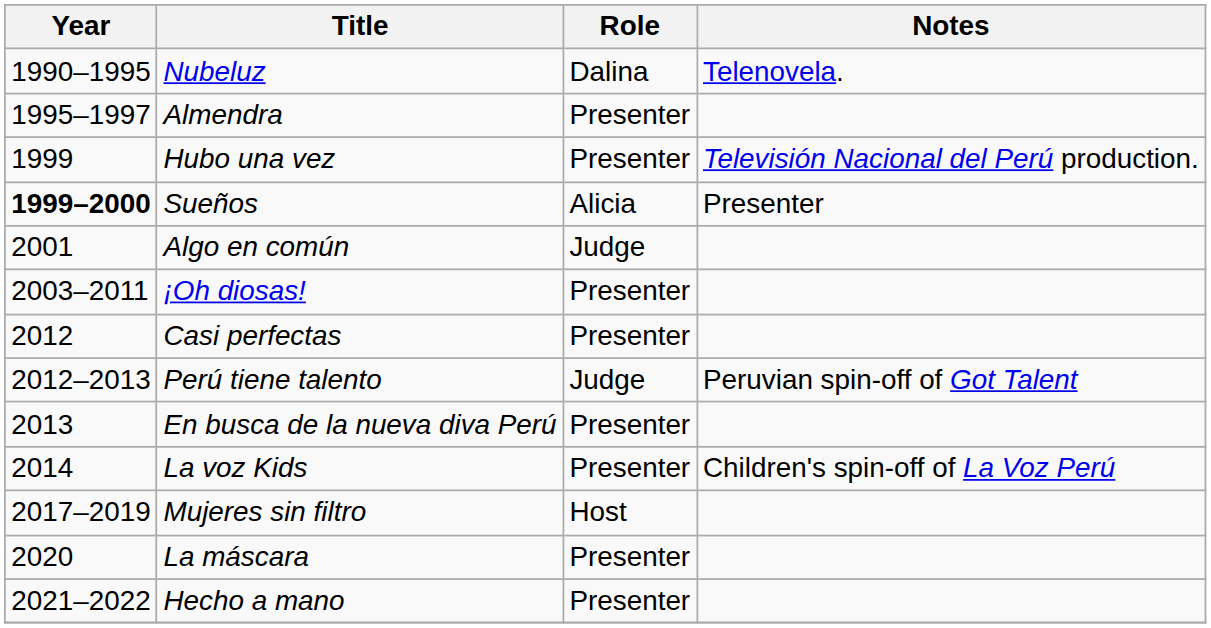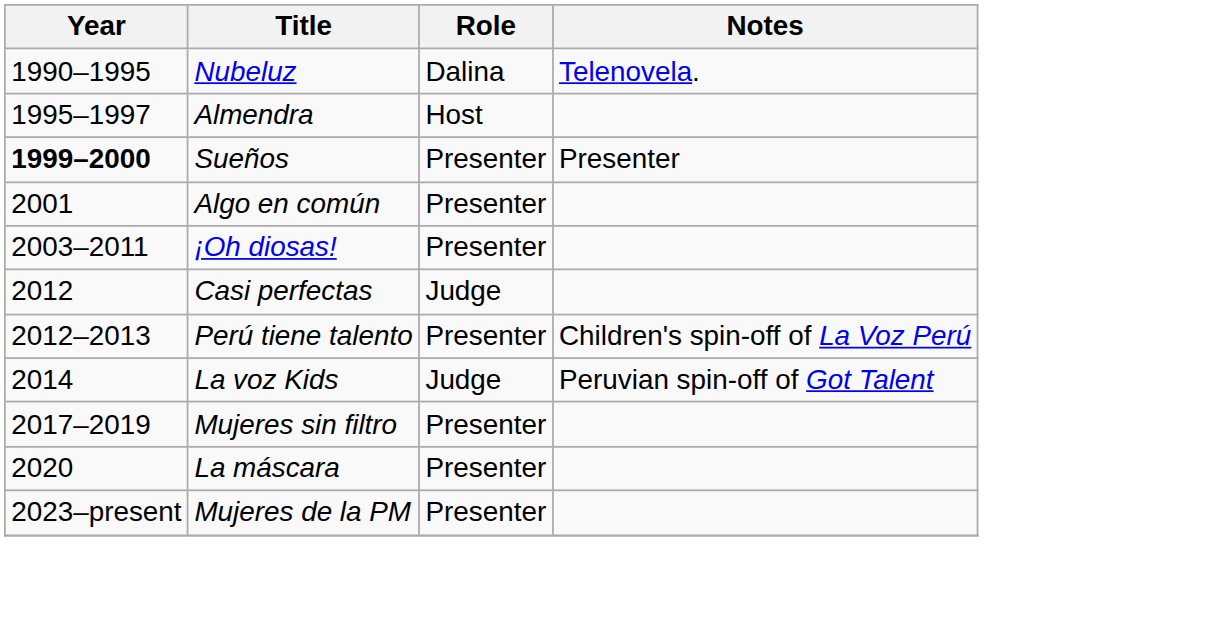(630, 114) Presenter -> (454, 114) Host
- row: (249, 159)
(603, 203) Alicia -> (486, 159) Presenter
(607, 247) Judge -> (486, 203) Presenter
(630, 335) Presenter -> (463, 291) Judge
(607, 379) Judge -> (486, 335) Presenter
(890, 379) Peruvian spin-off of Got Talent -> (765, 335) Children's spin-off of La Voz Perú
- row: (360, 423)
(630, 468) Presenter -> (463, 379) Judge
(909, 468) Children's spin-off of La Voz Perú -> (746, 379) Peruvian spin-off of Got Talent
(598, 512) Host -> (486, 423) Presenter
- row: (254, 600)
+ row: (303, 512)
